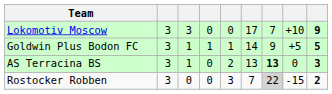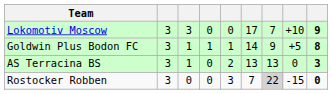(317, 47) 5 -> (317, 47) 8
(273, 64) bold -> (273, 64) normal
(317, 81) 2 -> (317, 81) 0
